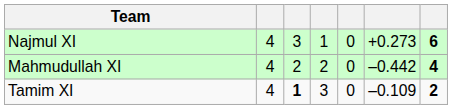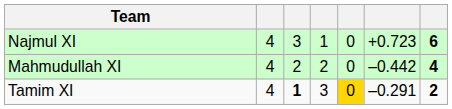(392, 41) +0.273 -> (392, 41) +0.723
(351, 91) no background -> (351, 91) gold background
(392, 91) –0.109 -> (392, 91) –0.291
